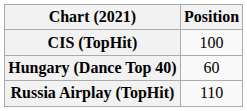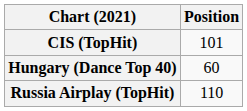(212, 42) 100 -> (212, 42) 101
